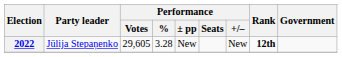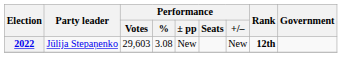(136, 44) 29,605 -> (136, 44) 29,603
(164, 44) 3.28 -> (164, 44) 3.08
